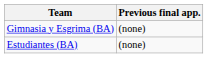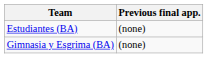rows swapped: (42, 45) <-> (60, 28)
